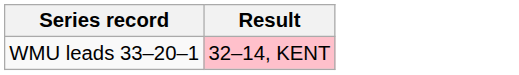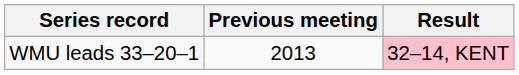+ column: (293, 20)
